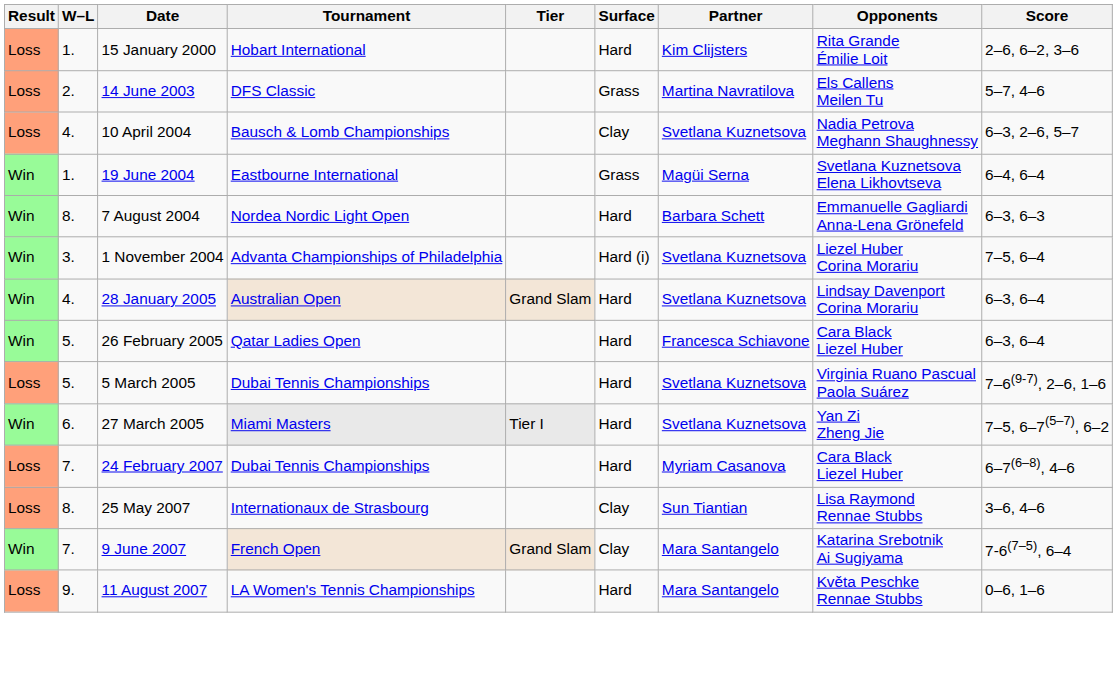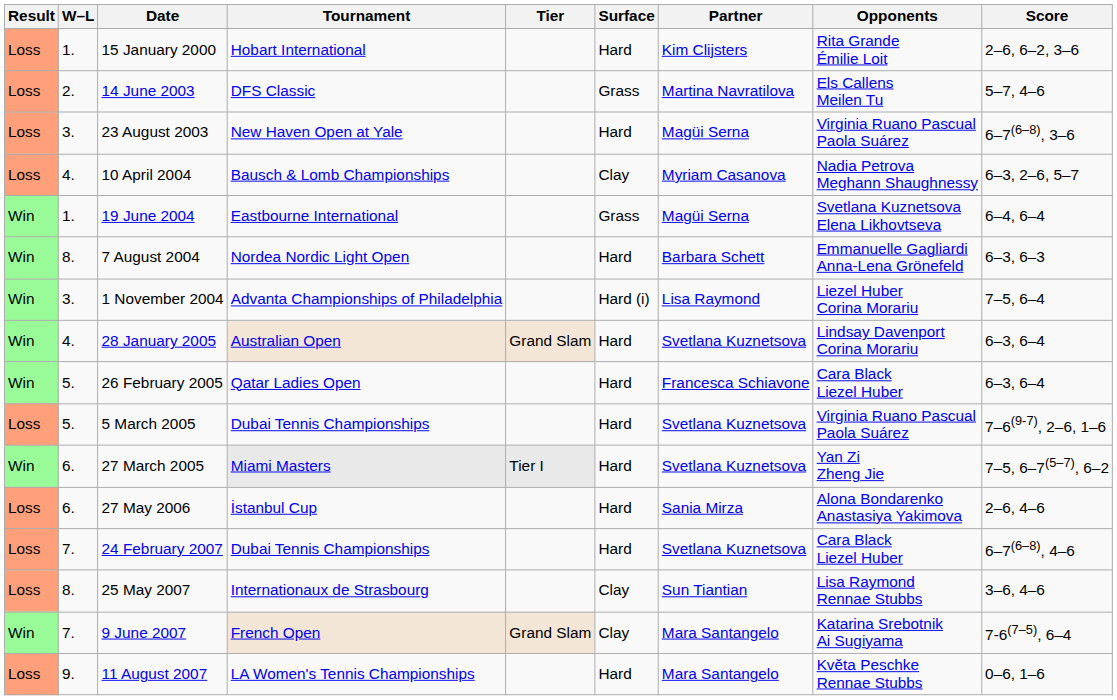+ row: (155, 132)
(734, 132) Svetlana Kuznetsova -> (724, 174) Myriam Casanova
(734, 257) Svetlana Kuznetsova -> (711, 299) Lisa Raymond
+ row: (146, 507)
(724, 466) Myriam Casanova -> (734, 549) Svetlana Kuznetsova
